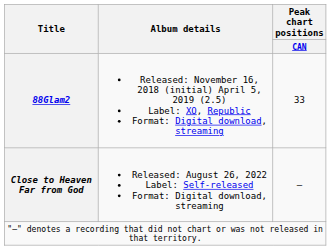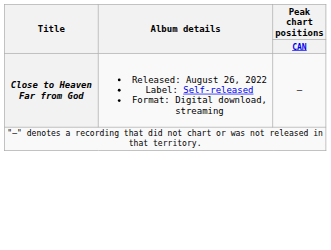- row: (51, 101)
